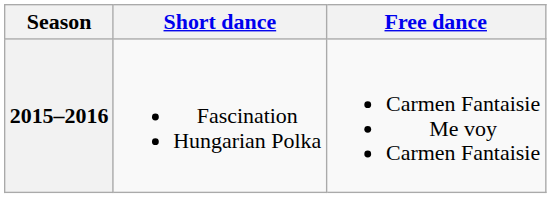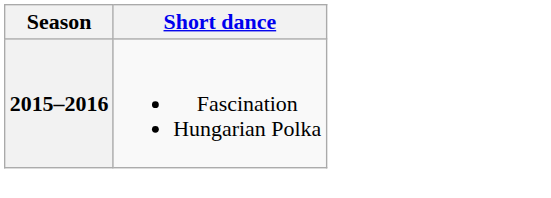- column: (436, 21)
